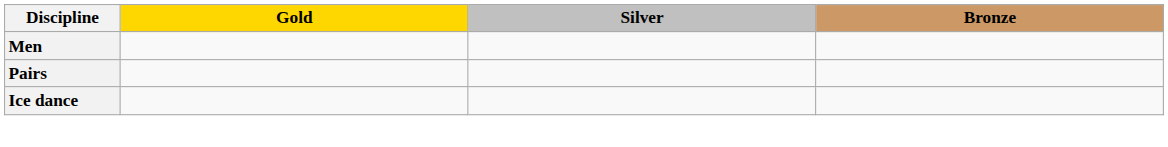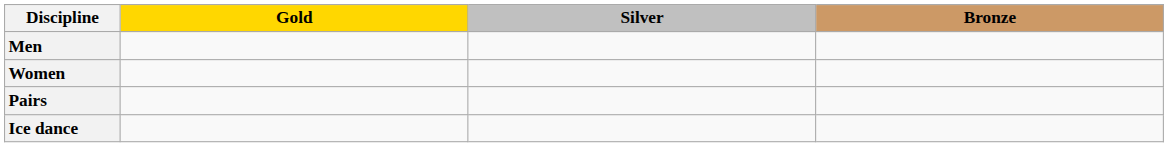+ row: (37, 73)
